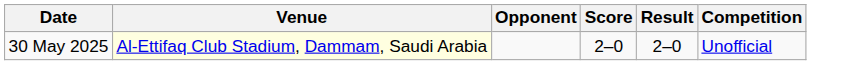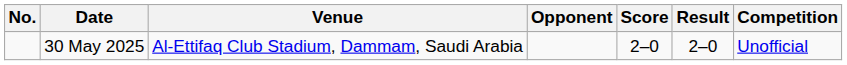+ column: (22, 18)
(302, 45) lightyellow background -> (338, 45) no background
